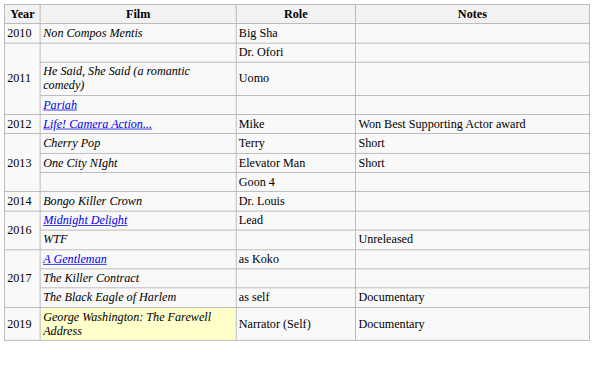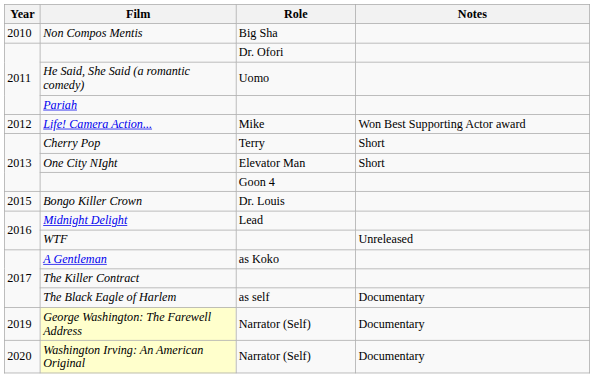(19, 201) 2014 -> (19, 201) 2015
+ row: (123, 356)
